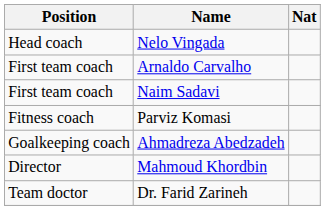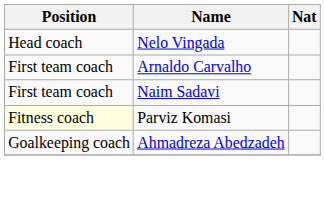(51, 117) no background -> (51, 117) lightyellow background
- row: (202, 167)
- row: (192, 192)
